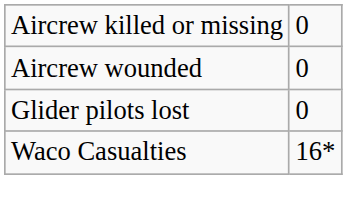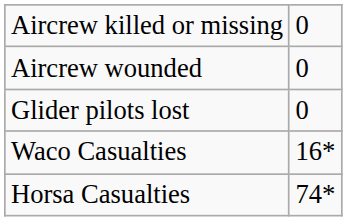+ row: (101, 194)
